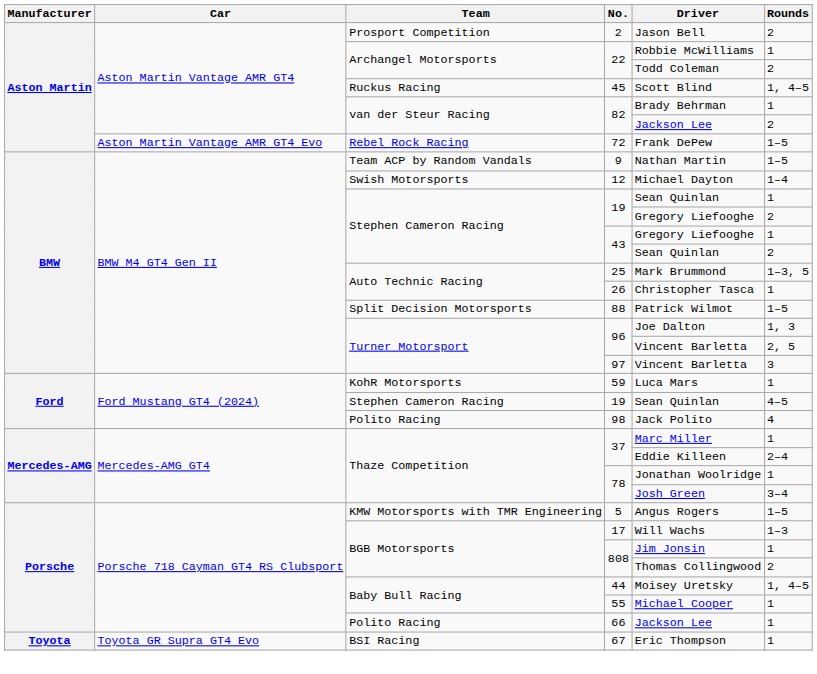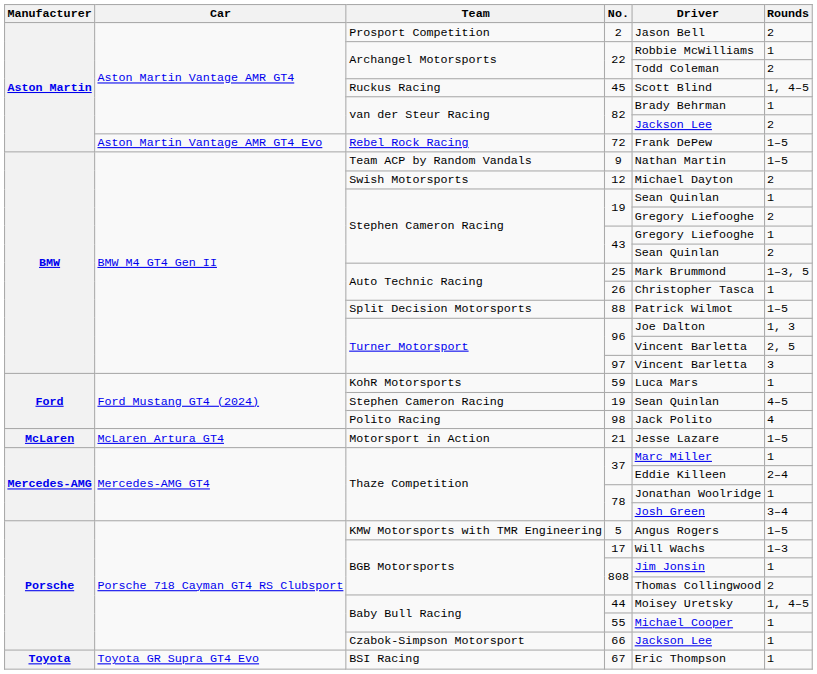(777, 180) 1–4 -> (770, 180) 2
+ row: (161, 438)
(395, 623) Polito Racing -> (437, 641) Czabok-Simpson Motorsport
